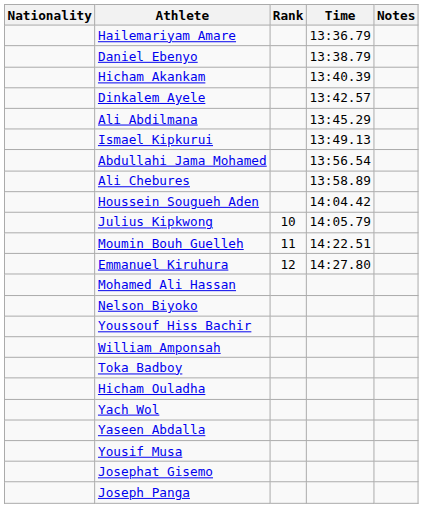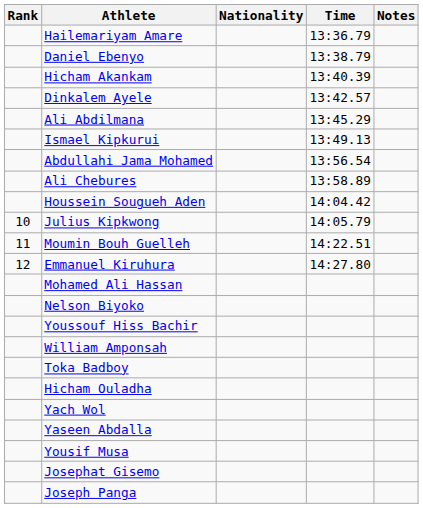columns swapped: (288, 15) <-> (50, 15)
